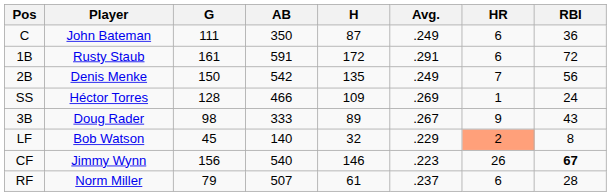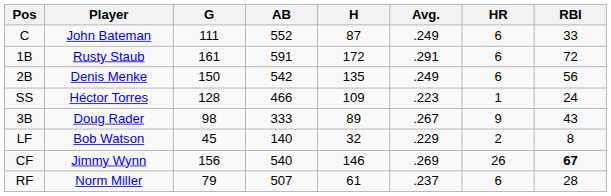(281, 35) 350 -> (281, 35) 552
(570, 35) 36 -> (570, 35) 33
(498, 77) 7 -> (498, 77) 6
(426, 98) .269 -> (426, 98) .223
(498, 139) lightsalmon background -> (498, 139) no background
(426, 160) .223 -> (426, 160) .269
